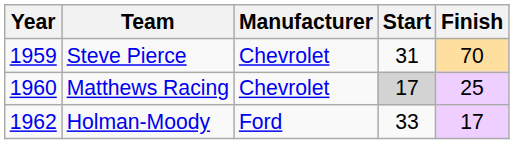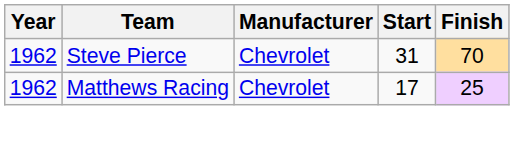(33, 55) 1959 -> (33, 55) 1962
(33, 89) 1960 -> (33, 89) 1962
(407, 89) lightgrey background -> (407, 89) no background
- row: (138, 122)
